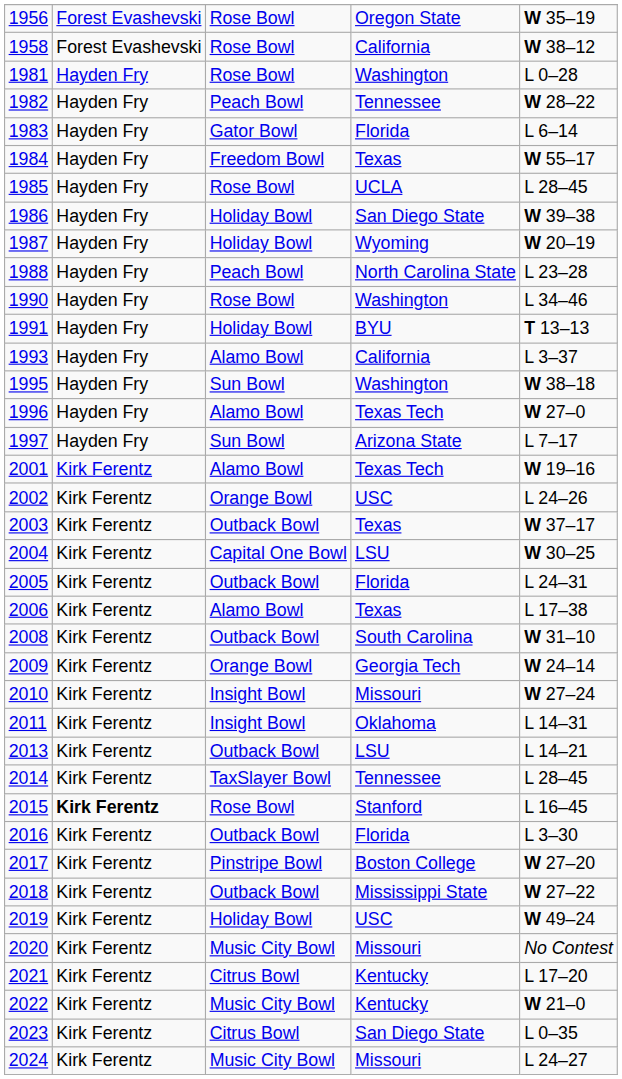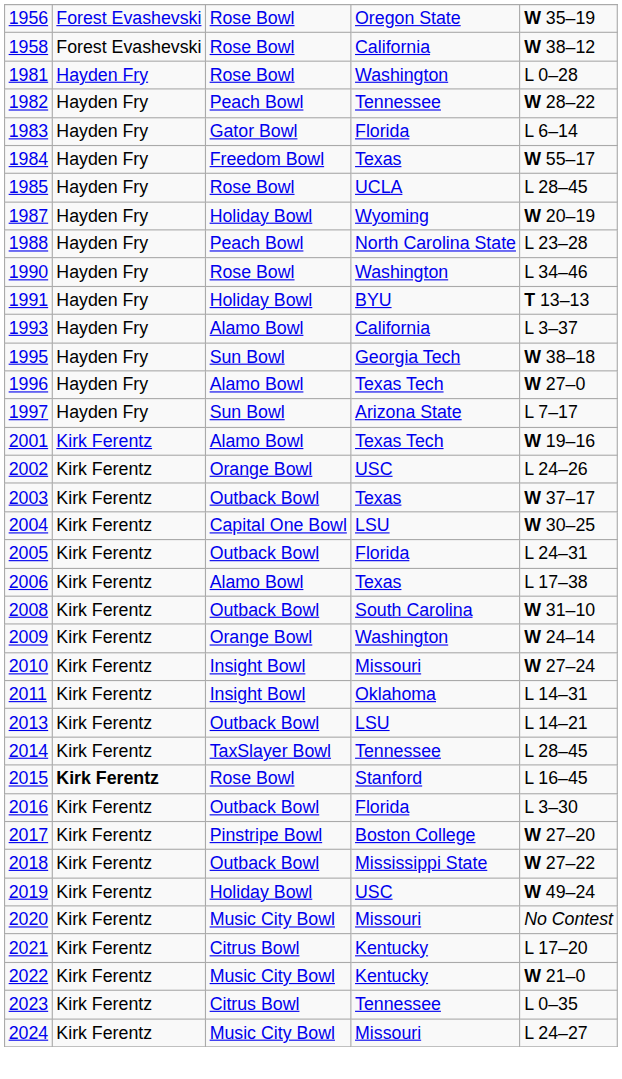- row: (28, 215)
(402, 384) Washington -> (408, 356) Georgia Tech
(408, 666) Georgia Tech -> (402, 638) Washington
(420, 1032) San Diego State -> (398, 1004) Tennessee
